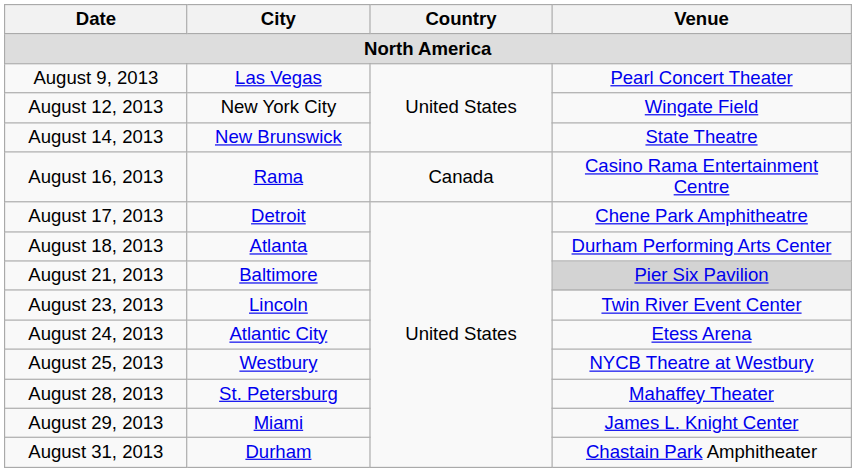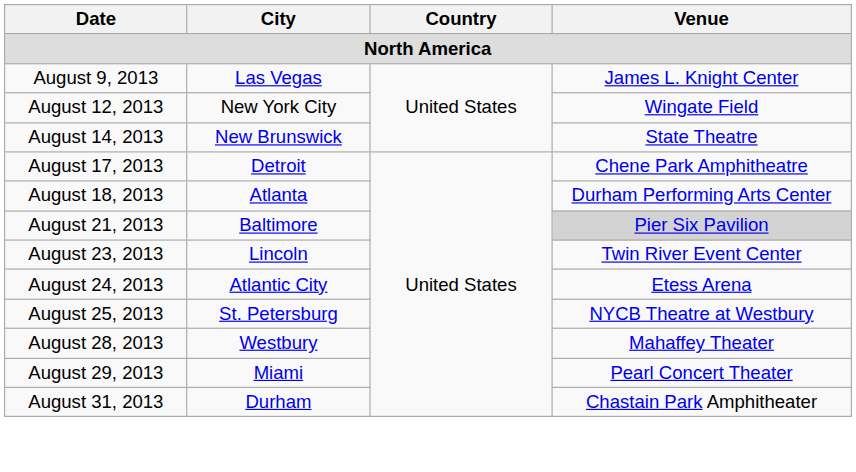(702, 78) Pearl Concert Theater -> (702, 78) James L. Knight Center
- row: (96, 176)
(278, 363) Westbury -> (278, 313) St. Petersburg
(278, 393) St. Petersburg -> (278, 343) Westbury
(702, 422) James L. Knight Center -> (702, 372) Pearl Concert Theater
